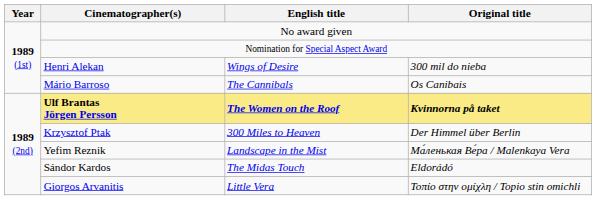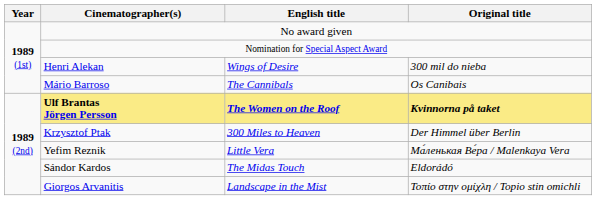(277, 150) Landscape in the Mist -> (251, 150) Little Vera
(251, 185) Little Vera -> (277, 185) Landscape in the Mist
